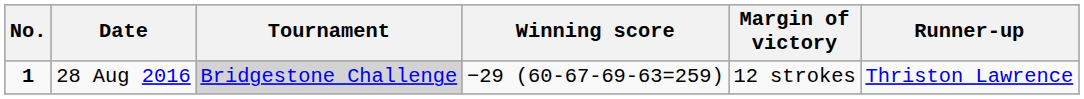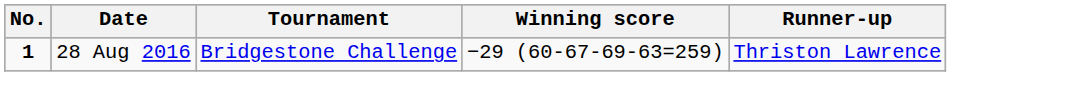- column: (795, 33)
(329, 78) lightgrey background -> (329, 55) no background
